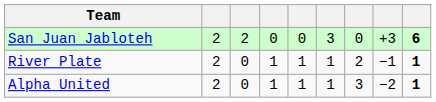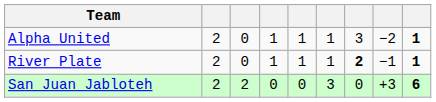rows swapped: (80, 39) <-> (59, 85)
(359, 62) normal -> (359, 62) bold
